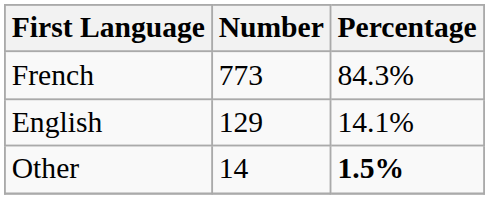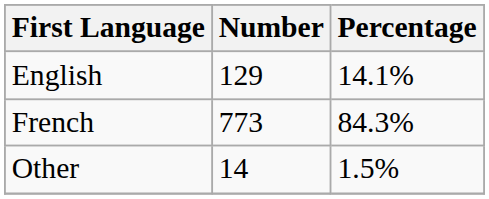rows swapped: (53, 74) <-> (57, 121)
(371, 168) bold -> (368, 168) normal
